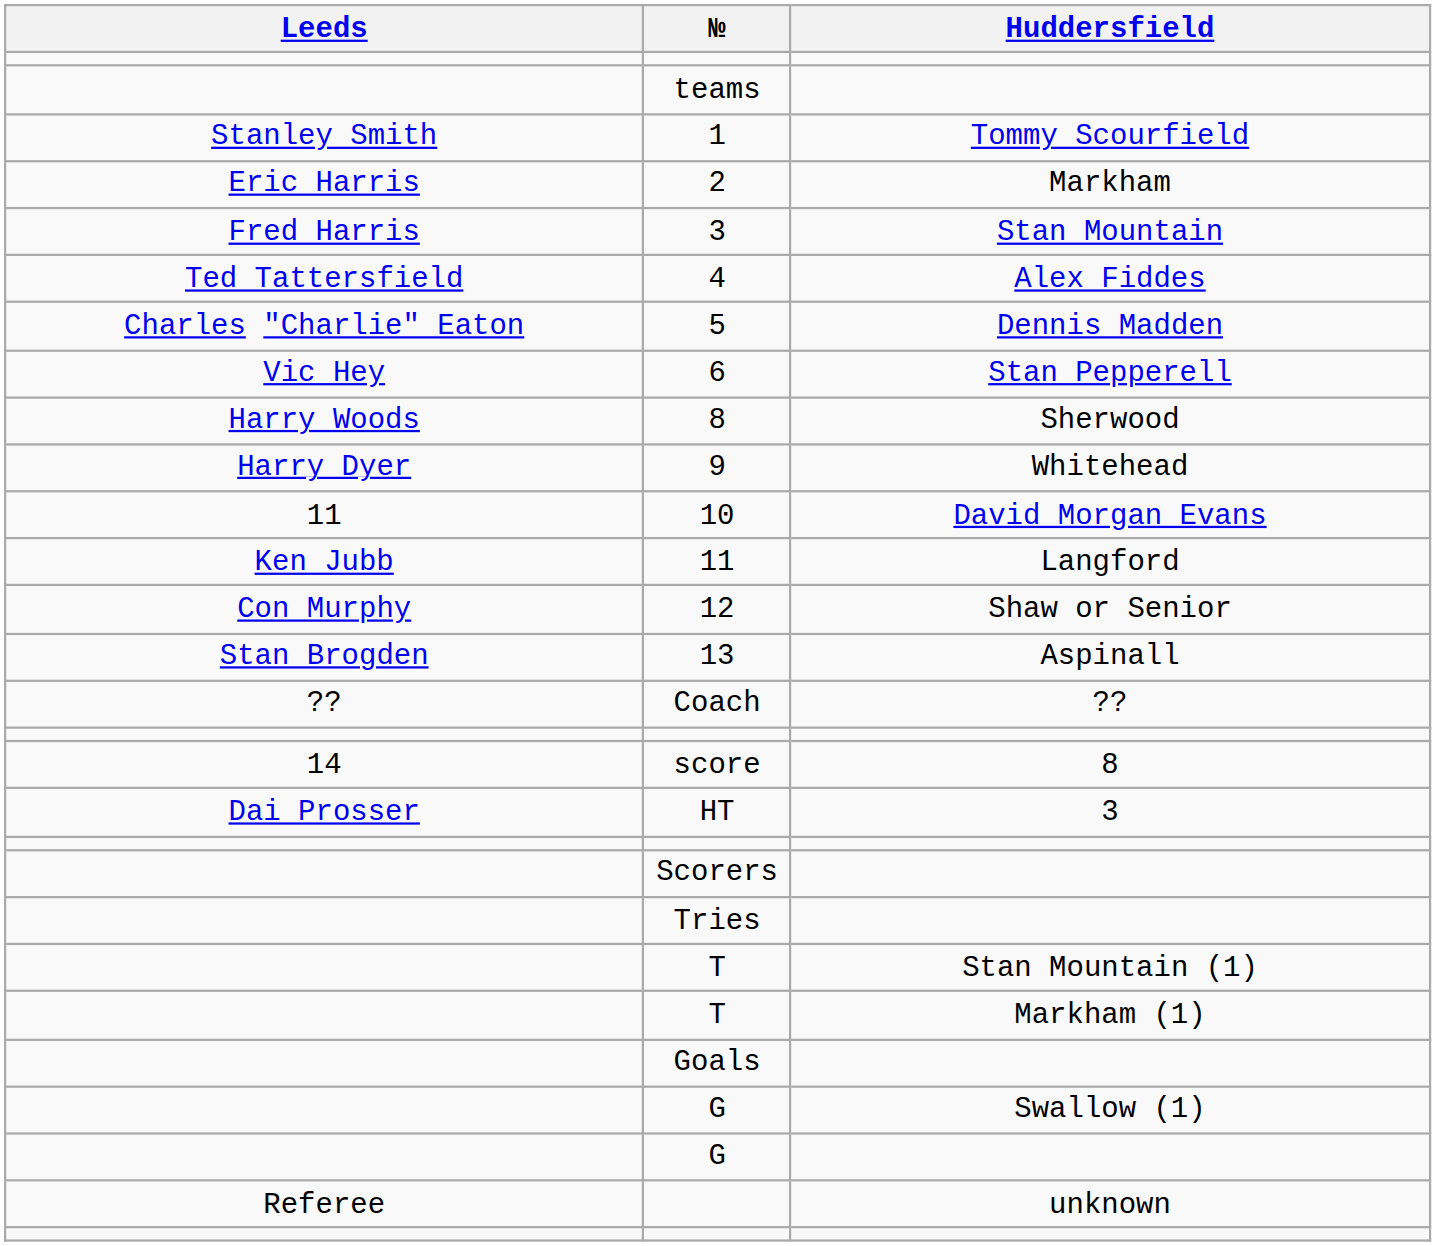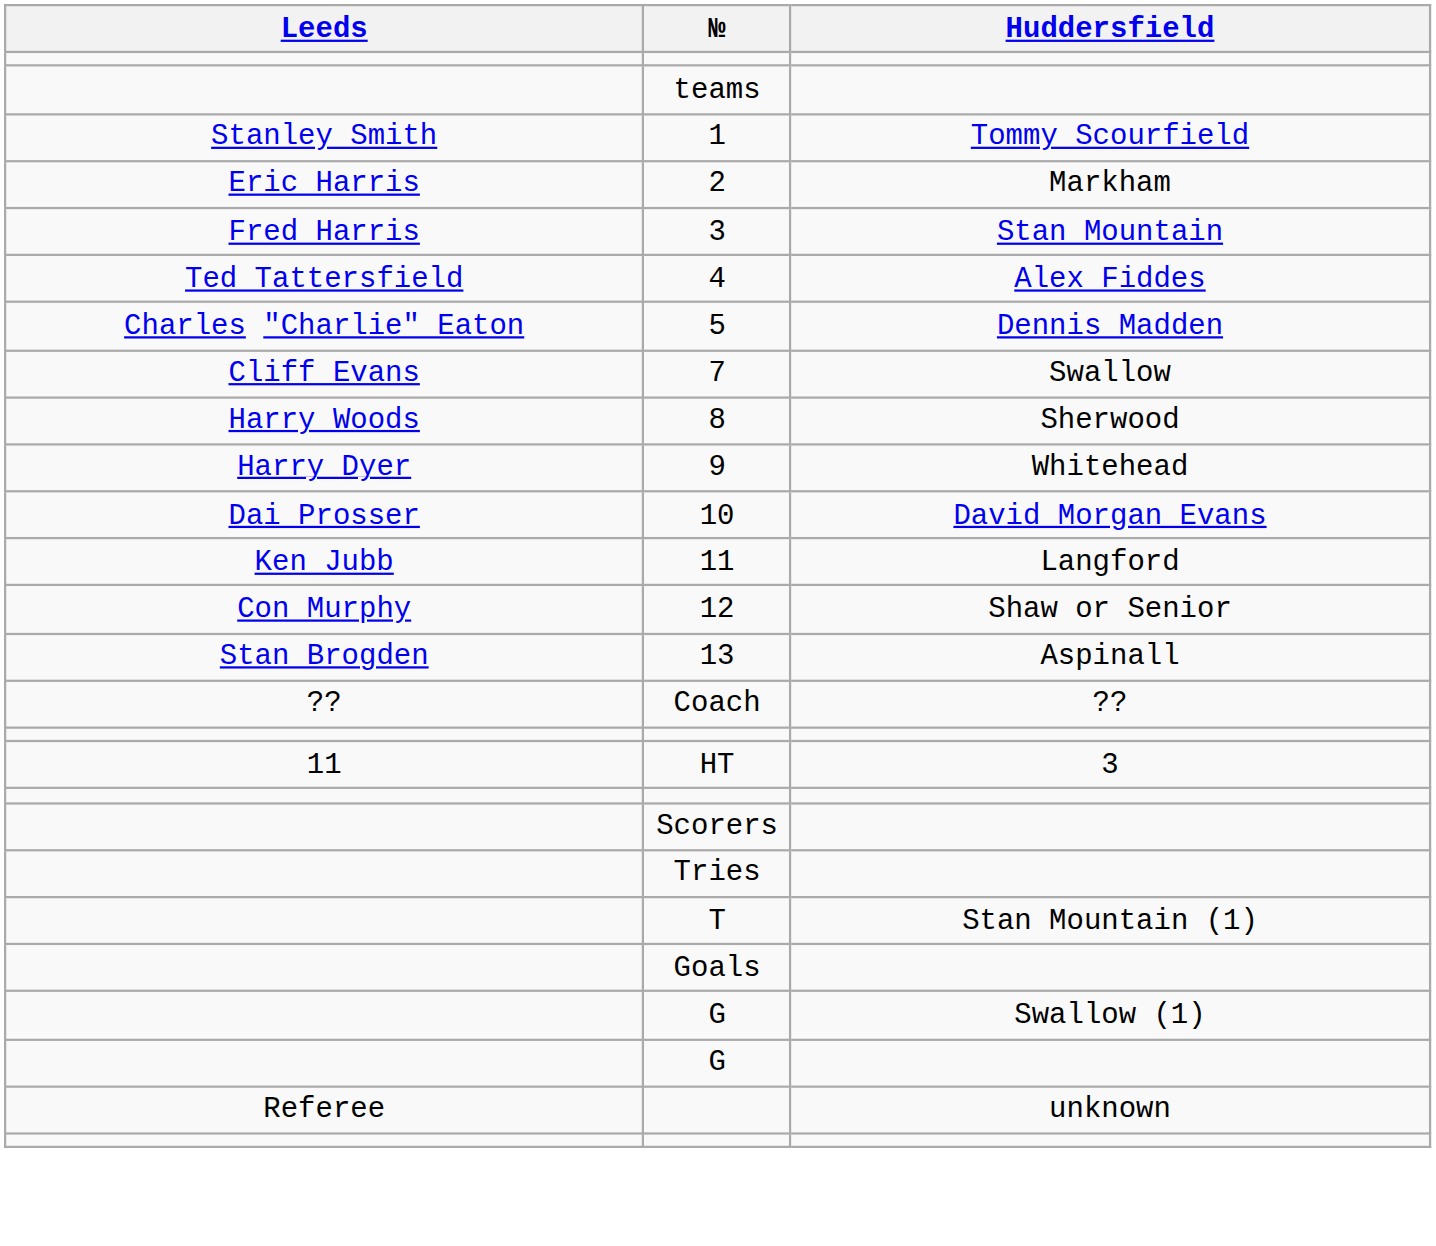- row: (717, 373)
+ row: (717, 373)
(324, 515) 11 -> (324, 515) Dai Prosser
- row: (717, 765)
(324, 812) Dai Prosser -> (324, 765) 11
- row: (717, 1015)
